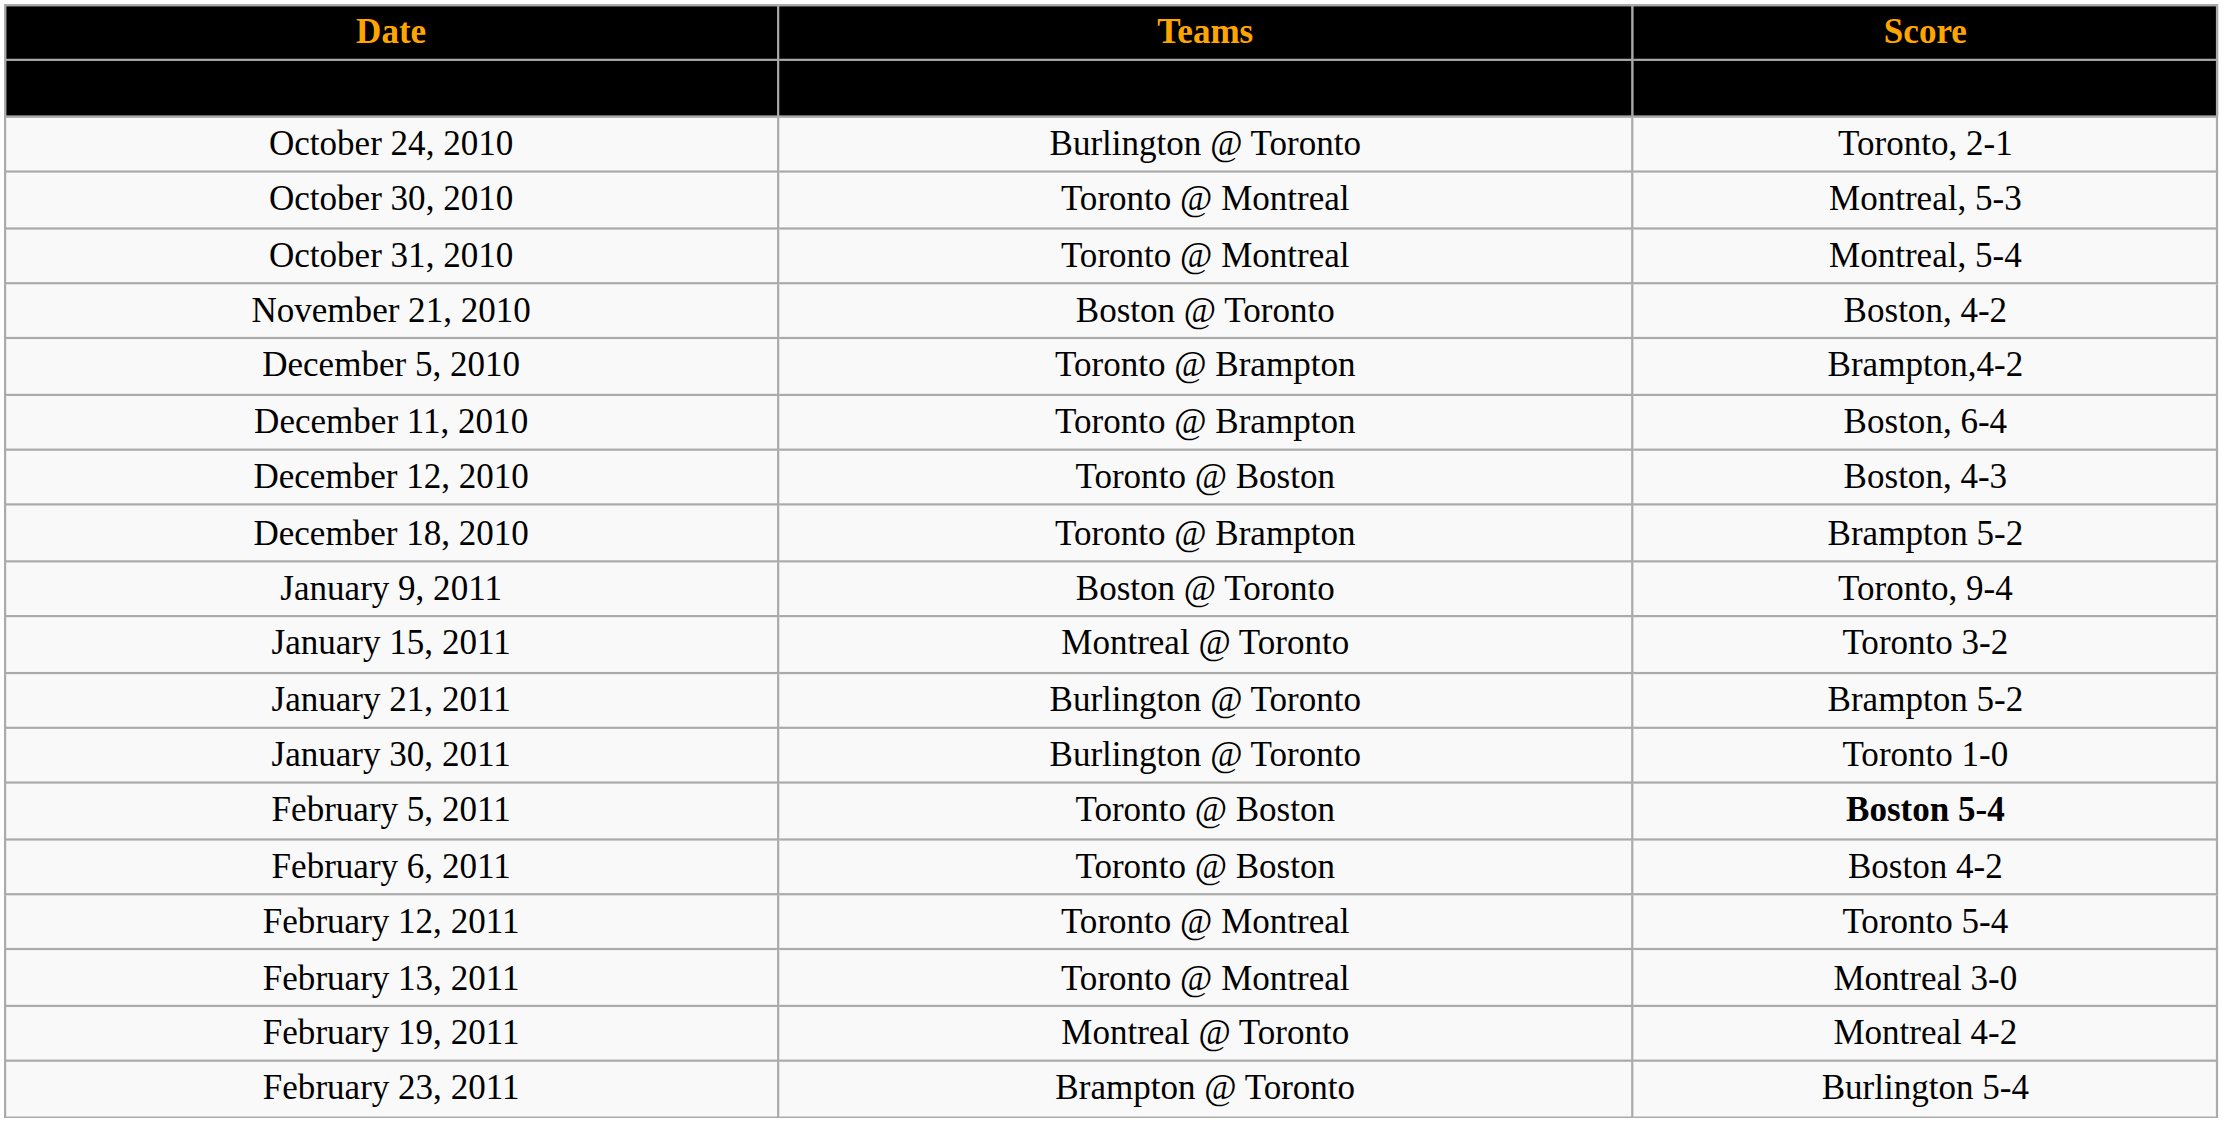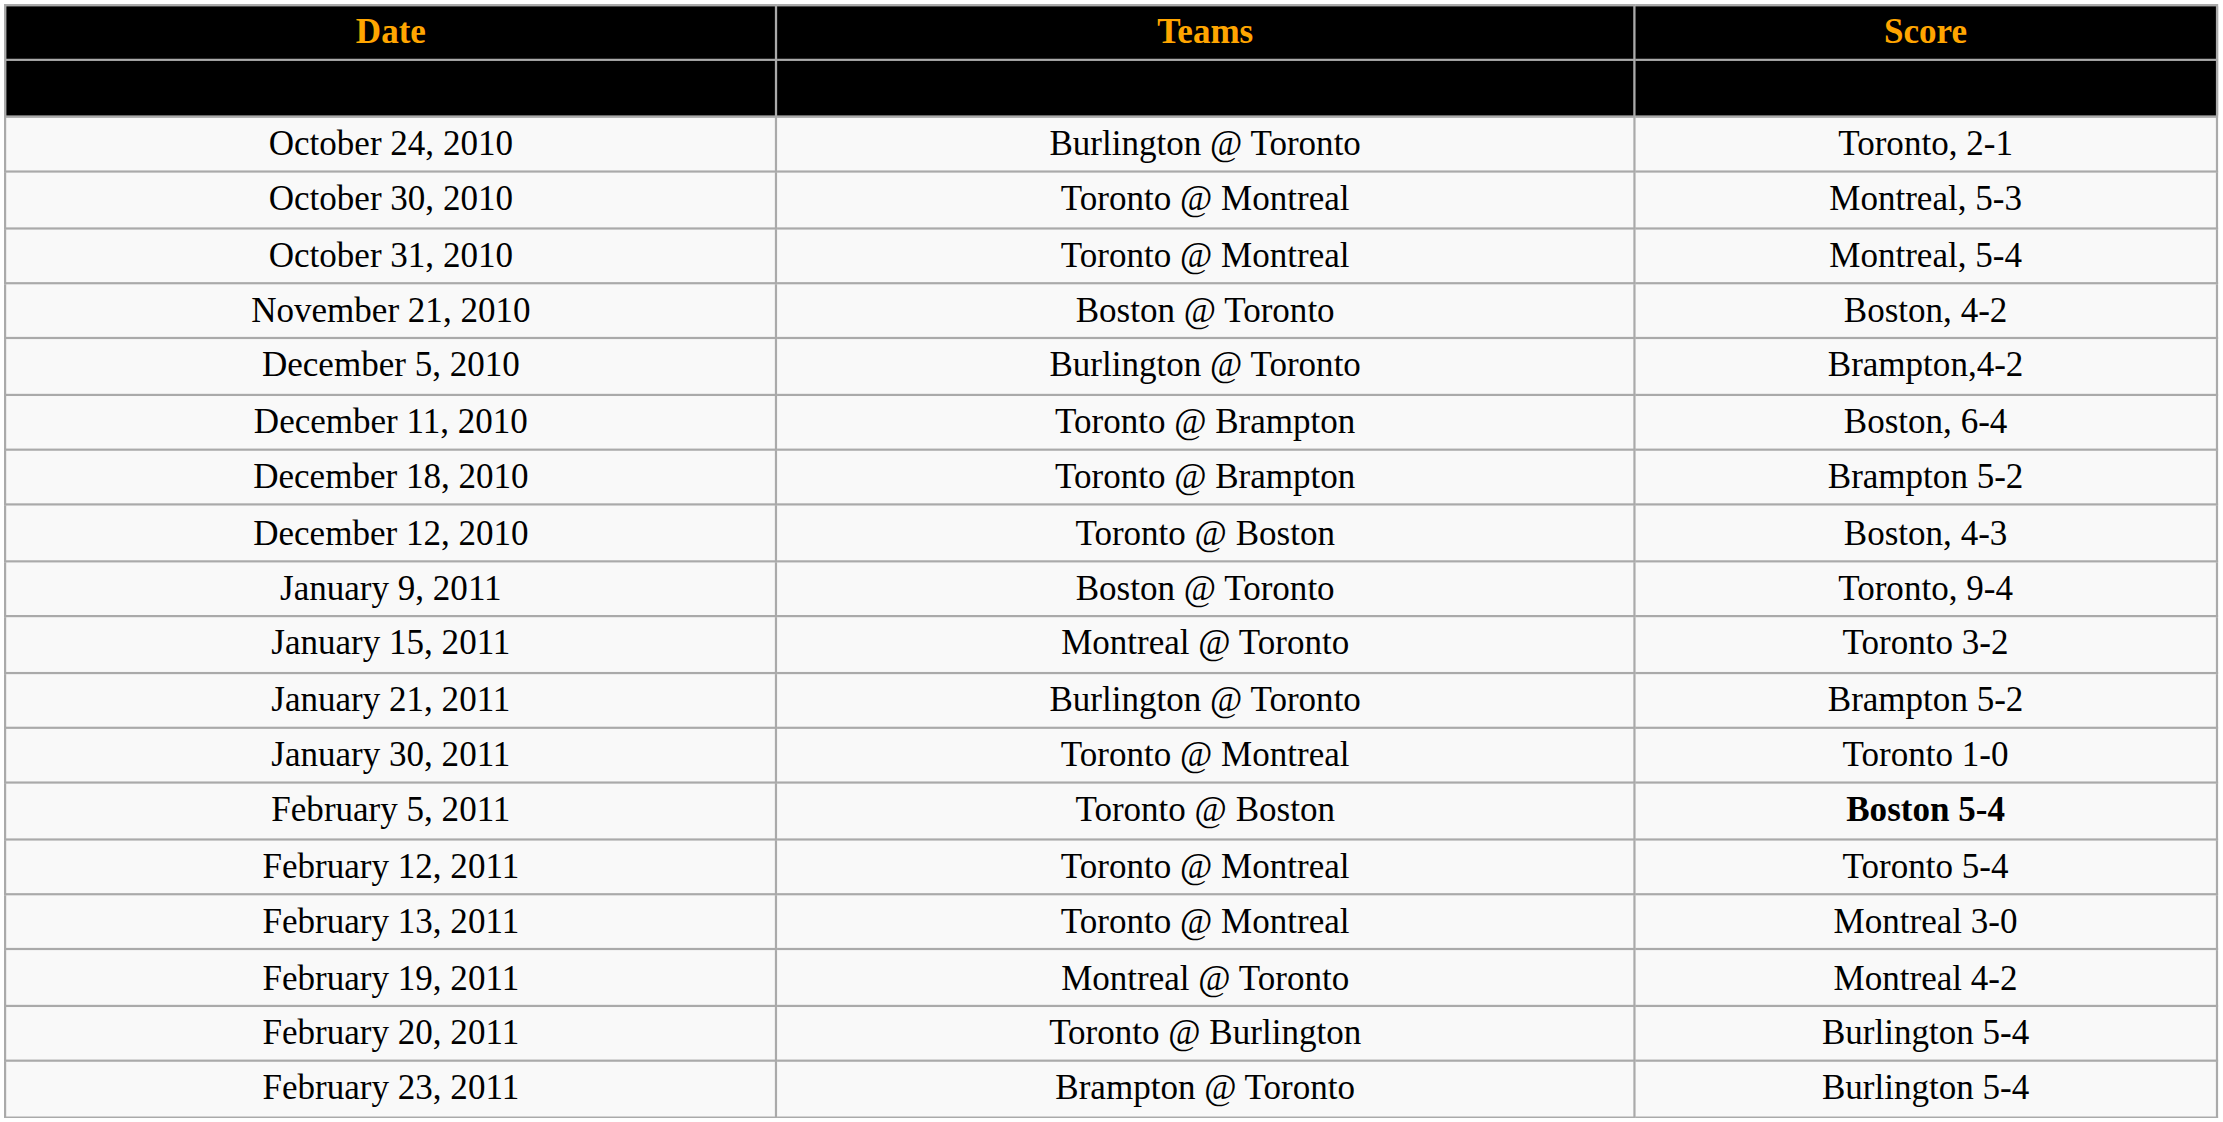(1205, 365) Toronto @ Brampton -> (1205, 365) Burlington @ Toronto
rows swapped: (391, 476) <-> (391, 532)
(1205, 754) Burlington @ Toronto -> (1205, 754) Toronto @ Montreal
- row: (391, 865)
+ row: (391, 1032)
